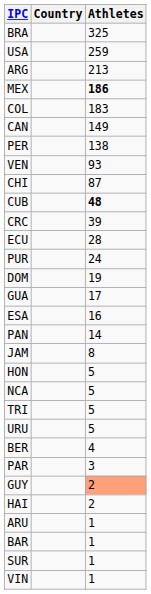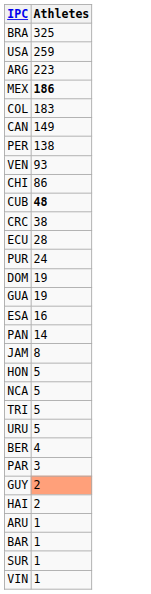- column: (58, 14)
(98, 70) 213 -> (44, 70) 223
(95, 184) 87 -> (41, 184) 86
(95, 221) 39 -> (41, 221) 38
(95, 297) 17 -> (41, 297) 19
